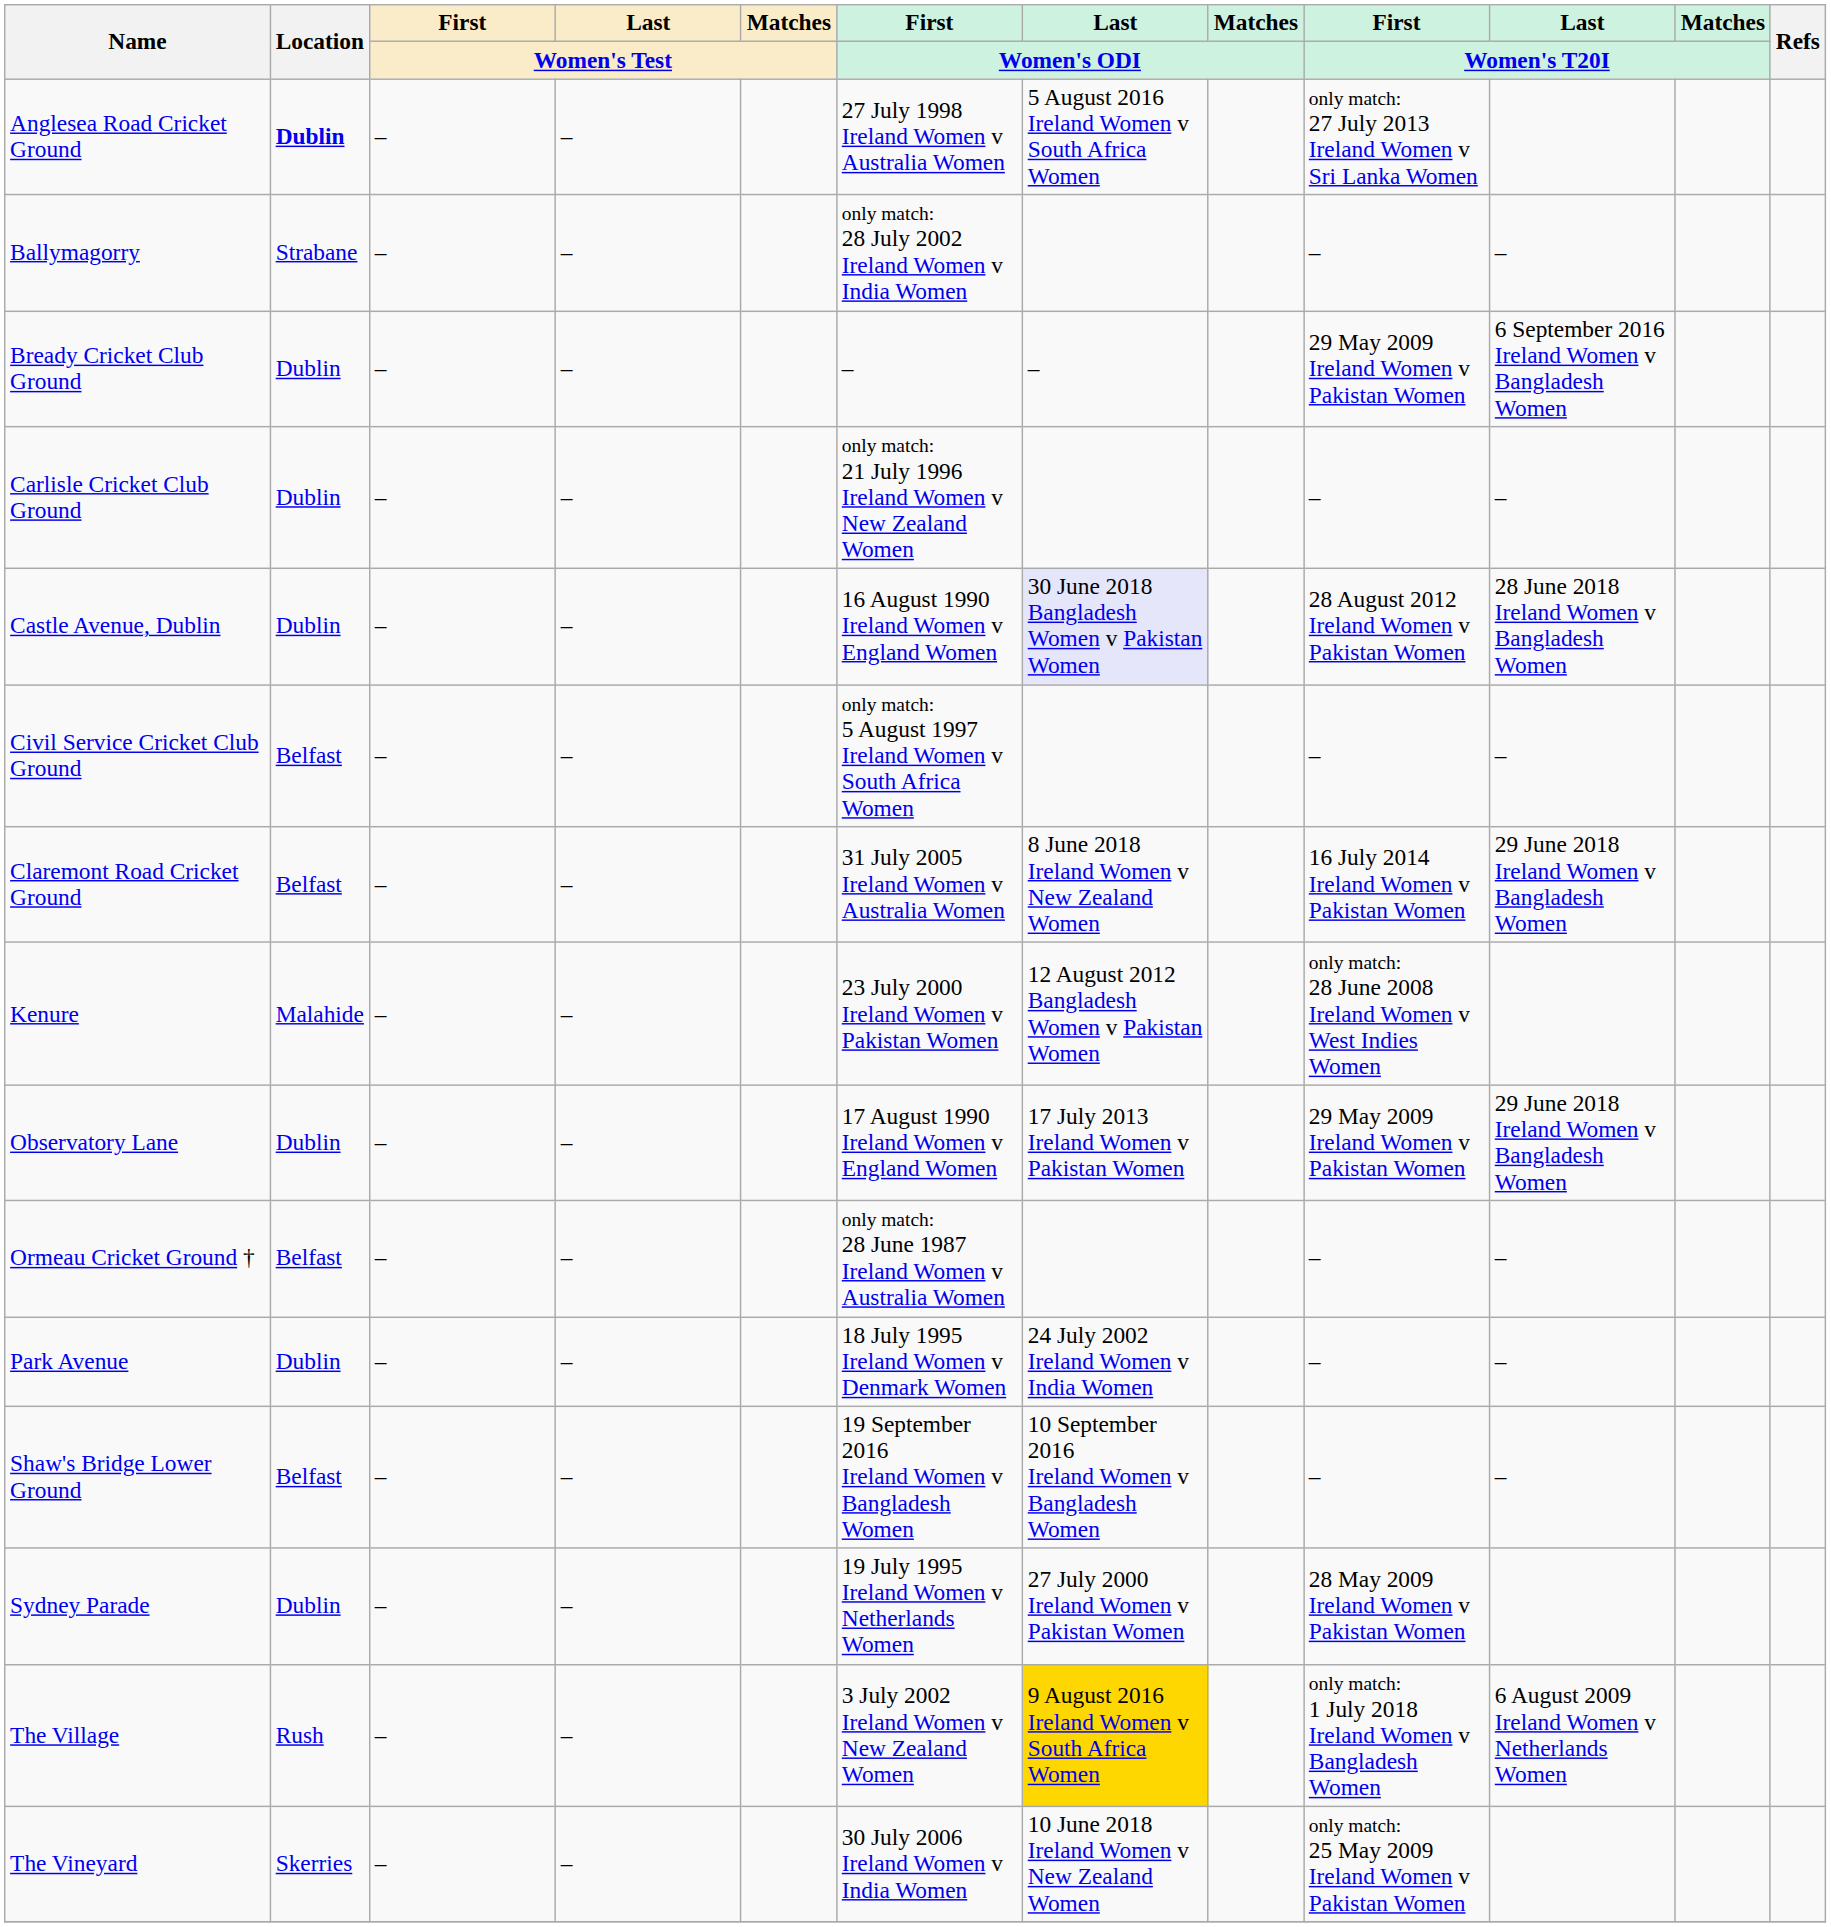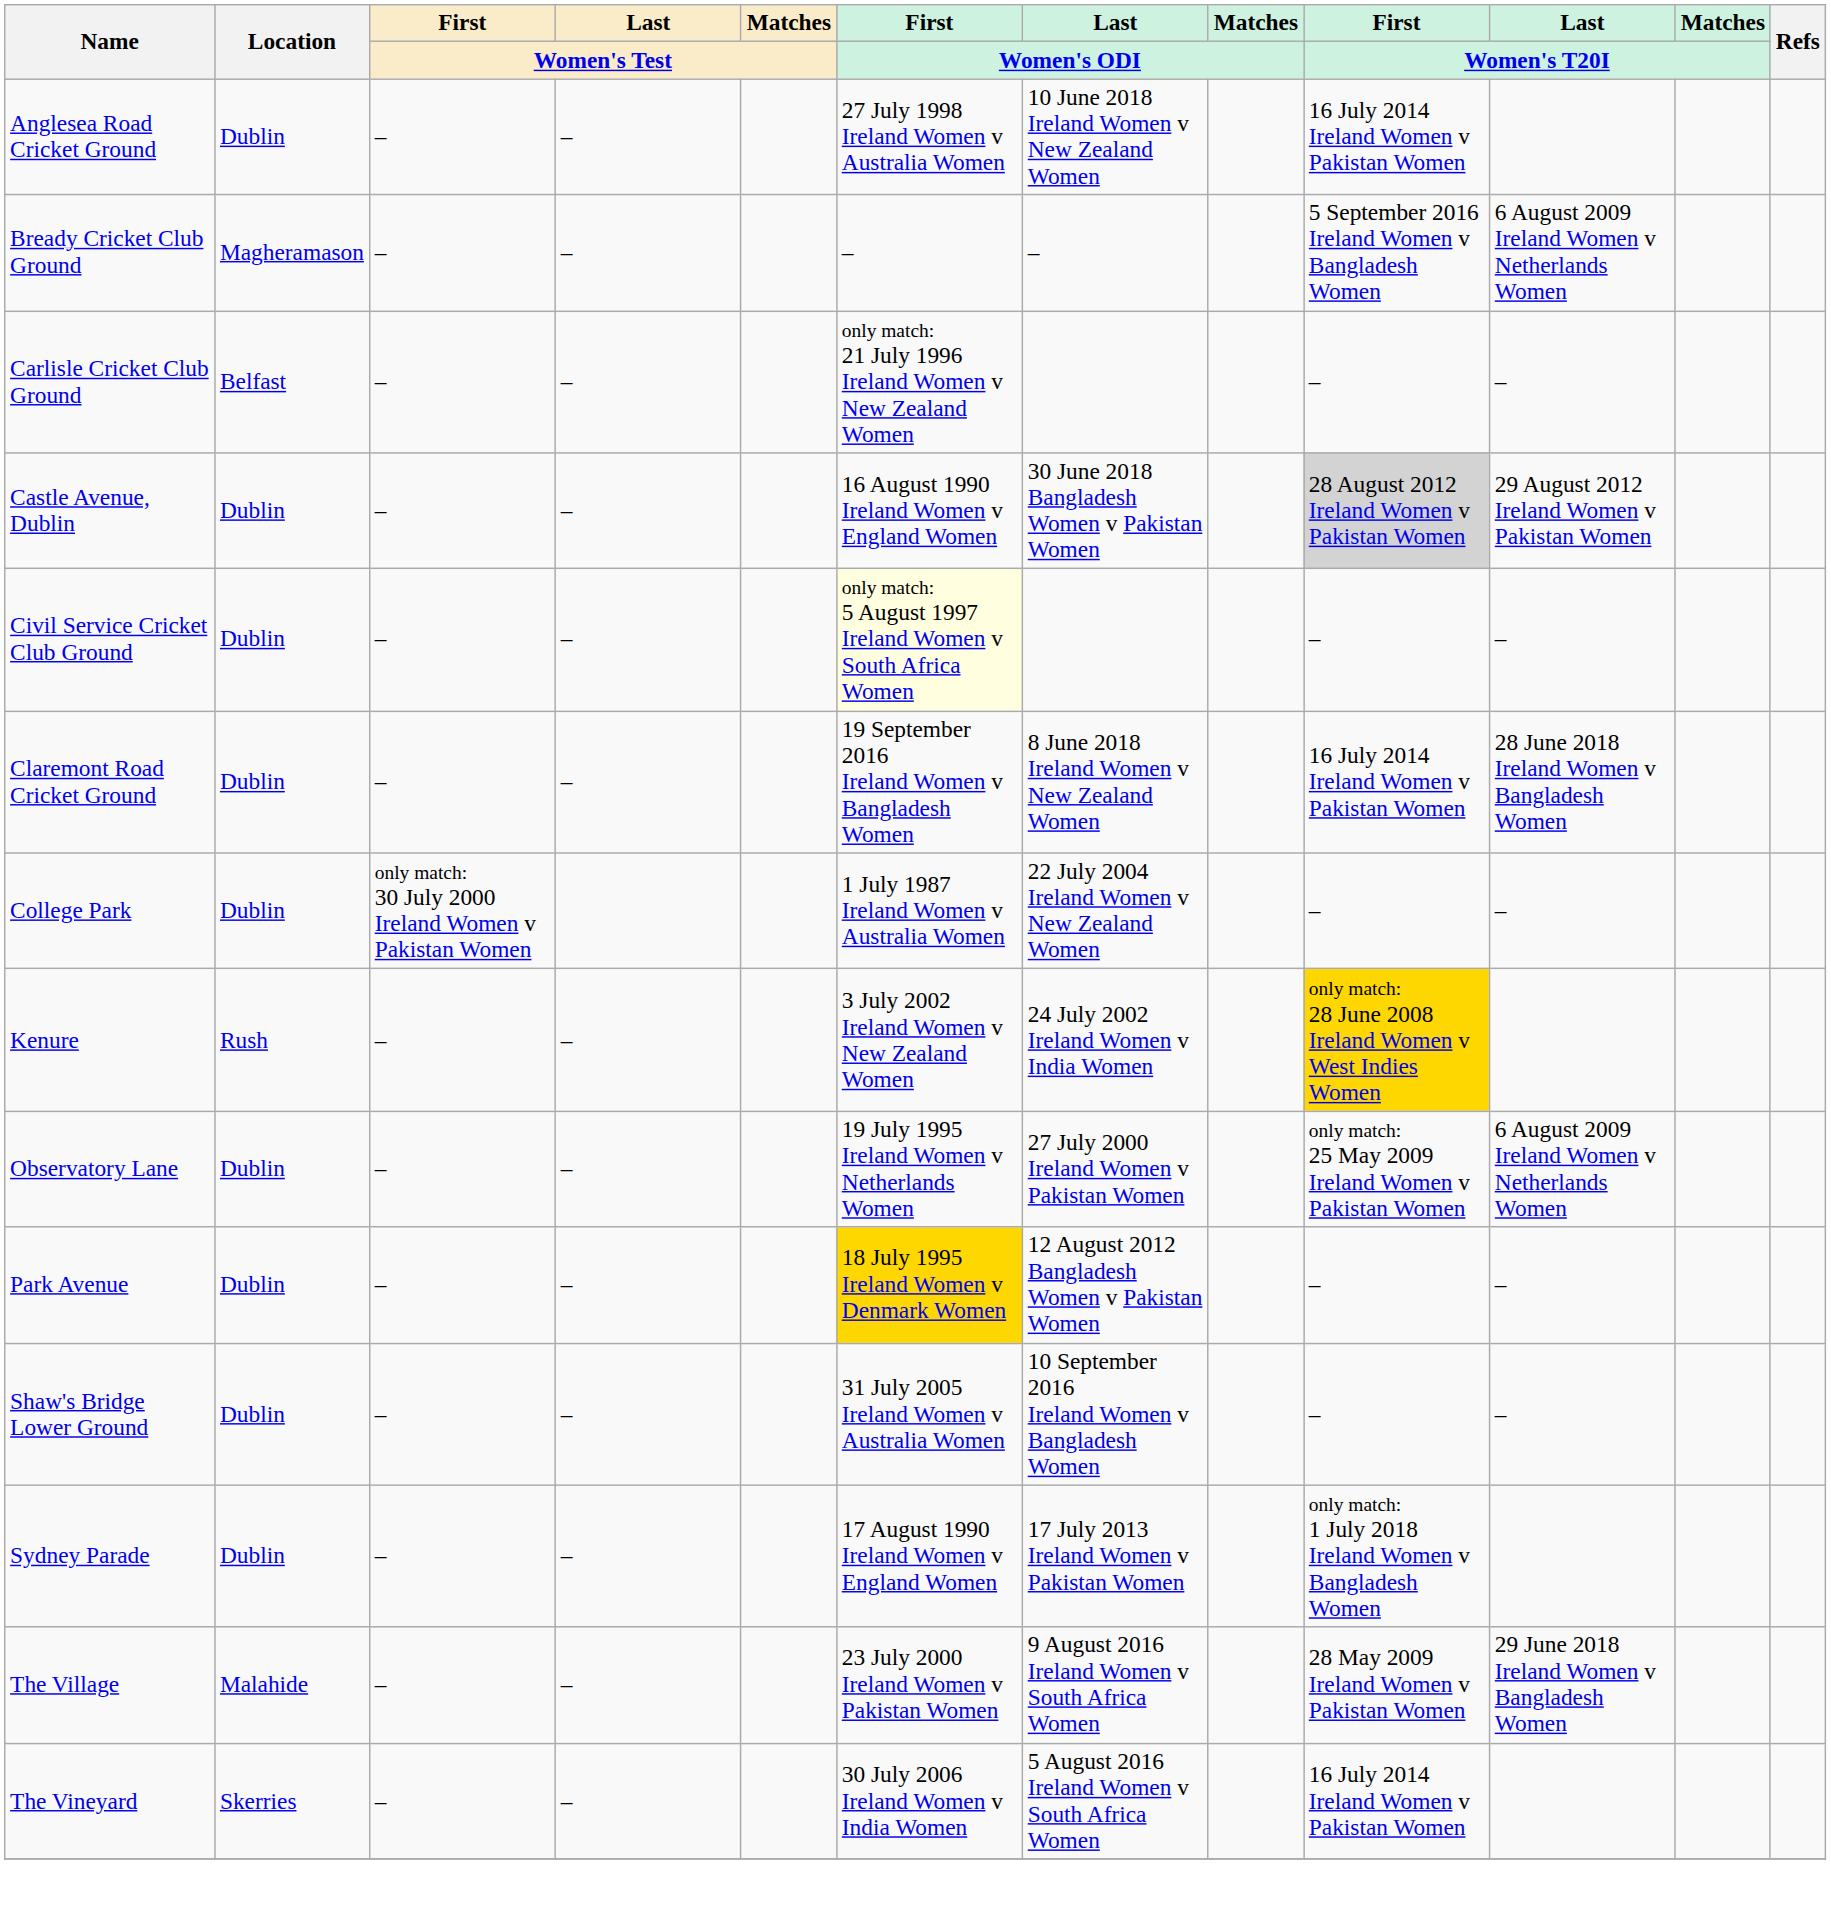(310, 136) bold -> (252, 136) normal
(1108, 136) 5 August 2016 Ireland Women v South Africa Women -> (1108, 136) 10 June 2018 Ireland Women v New Zealand Women
(1393, 137) only match: 27 July 2013 Ireland Women v Sri Lanka Women -> (1389, 136) 16 July 2014 Ireland Women v Pakistan Women
- row: (75, 252)
(308, 368) Dublin -> (292, 252) Magheramason
(1389, 368) 29 May 2009 Ireland Women v Pakistan Women -> (1394, 252) 5 September 2016 Ireland Women v Bangladesh Women
(1580, 368) 6 September 2016 Ireland Women v Bangladesh Women -> (1575, 252) 6 August 2009 Ireland Women v Netherlands Women
(308, 497) Dublin -> (253, 381) Belfast
(1115, 626) lavender background -> (1115, 510) no background
(1389, 626) no background -> (1389, 510) lightgrey background
(1575, 626) 28 June 2018 Ireland Women v Bangladesh Women -> (1575, 510) 29 August 2012 Ireland Women v Pakistan Women
(309, 755) Belfast -> (252, 639) Dublin
(922, 756) no background -> (922, 640) lightyellow background
(309, 884) Belfast -> (252, 781) Dublin
(923, 884) 31 July 2005 Ireland Women v Australia Women -> (922, 781) 19 September 2016 Ireland Women v Bangladesh Women
(1575, 884) 29 June 2018 Ireland Women v Bangladesh Women -> (1575, 781) 28 June 2018 Ireland Women v Bangladesh Women
+ row: (71, 910)
(320, 1013) Malahide -> (244, 1039) Rush
(922, 1013) 23 July 2000 Ireland Women v Pakistan Women -> (922, 1039) 3 July 2002 Ireland Women v New Zealand Women
(1115, 1013) 12 August 2012 Bangladesh Women v Pakistan Women -> (1108, 1039) 24 July 2002 Ireland Women v India Women
(1389, 1014) no background -> (1389, 1041) gold background
(922, 1142) 17 August 1990 Ireland Women v England Women -> (922, 1168) 19 July 1995 Ireland Women v Netherlands Women
(1108, 1142) 17 July 2013 Ireland Women v Pakistan Women -> (1108, 1168) 27 July 2000 Ireland Women v Pakistan Women
(1389, 1142) 29 May 2009 Ireland Women v Pakistan Women -> (1389, 1170) only match: 25 May 2009 Ireland Women v Pakistan Women
(1575, 1142) 29 June 2018 Ireland Women v Bangladesh Women -> (1575, 1168) 6 August 2009 Ireland Women v Netherlands Women
- row: (132, 1258)
(924, 1361) no background -> (924, 1284) gold background
(1108, 1361) 24 July 2002 Ireland Women v India Women -> (1115, 1284) 12 August 2012 Bangladesh Women v Pakistan Women
(309, 1477) Belfast -> (252, 1413) Dublin
(922, 1477) 19 September 2016 Ireland Women v Bangladesh Women -> (923, 1413) 31 July 2005 Ireland Women v Australia Women
(922, 1606) 19 July 1995 Ireland Women v Netherlands Women -> (922, 1555) 17 August 1990 Ireland Women v England Women
(1108, 1606) 27 July 2000 Ireland Women v Pakistan Women -> (1108, 1555) 17 July 2013 Ireland Women v Pakistan Women
(1389, 1606) 28 May 2009 Ireland Women v Pakistan Women -> (1389, 1557) only match: 1 July 2018 Ireland Women v Bangladesh Women
(300, 1735) Rush -> (264, 1684) Malahide
(922, 1735) 3 July 2002 Ireland Women v New Zealand Women -> (922, 1684) 23 July 2000 Ireland Women v Pakistan Women
(1108, 1735) gold background -> (1108, 1684) no background
(1389, 1736) only match: 1 July 2018 Ireland Women v Bangladesh Women -> (1389, 1684) 28 May 2009 Ireland Women v Pakistan Women
(1575, 1735) 6 August 2009 Ireland Women v Netherlands Women -> (1575, 1684) 29 June 2018 Ireland Women v Bangladesh Women
(1108, 1864) 10 June 2018 Ireland Women v New Zealand Women -> (1108, 1800) 5 August 2016 Ireland Women v South Africa Women
(1389, 1865) only match: 25 May 2009 Ireland Women v Pakistan Women -> (1389, 1800) 16 July 2014 Ireland Women v Pakistan Women
